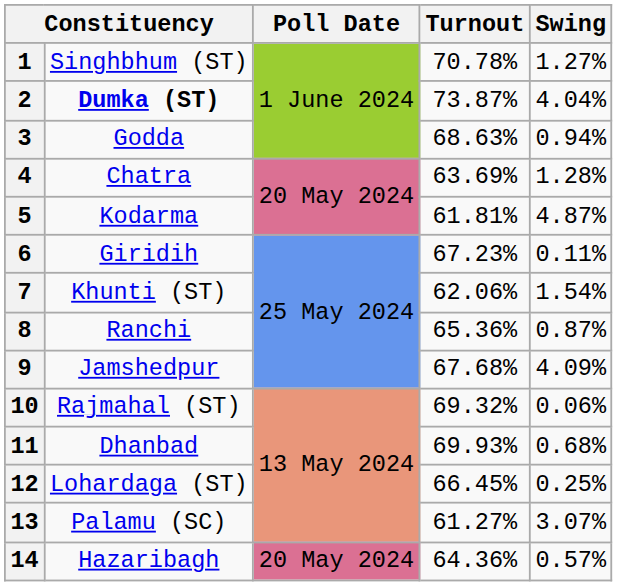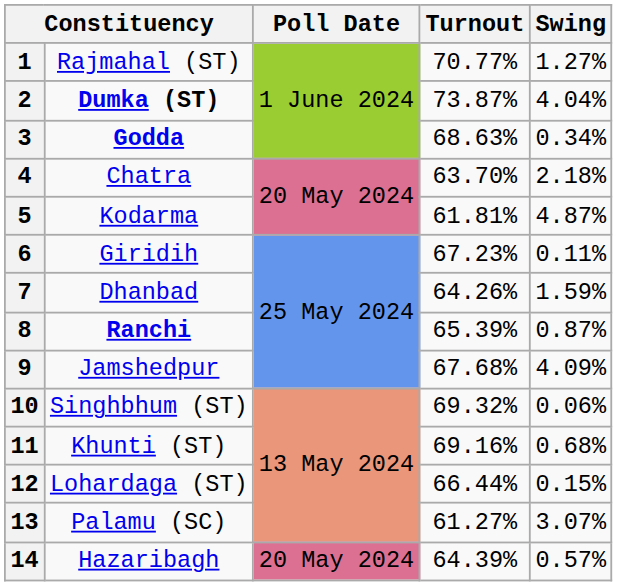(149, 62) Singhbhum (ST) -> (149, 62) Rajmahal (ST)
(475, 62) 70.78% -> (475, 62) 70.77%
(149, 139) normal -> (149, 139) bold
(571, 139) 0.94% -> (571, 139) 0.34%
(475, 177) 63.69% -> (475, 177) 63.70%
(571, 177) 1.28% -> (571, 177) 2.18%
(149, 293) Khunti (ST) -> (149, 293) Dhanbad
(475, 293) 62.06% -> (475, 293) 64.26%
(571, 293) 1.54% -> (571, 293) 1.59%
(149, 331) normal -> (149, 331) bold
(475, 331) 65.36% -> (475, 331) 65.39%
(149, 408) Rajmahal (ST) -> (149, 408) Singhbhum (ST)
(149, 446) Dhanbad -> (149, 446) Khunti (ST)
(475, 446) 69.93% -> (475, 446) 69.16%
(475, 484) 66.45% -> (475, 484) 66.44%
(571, 484) 0.25% -> (571, 484) 0.15%
(475, 561) 64.36% -> (475, 561) 64.39%
